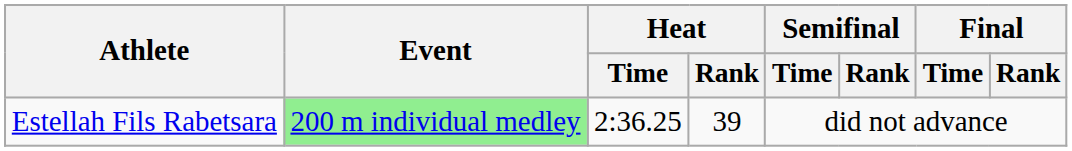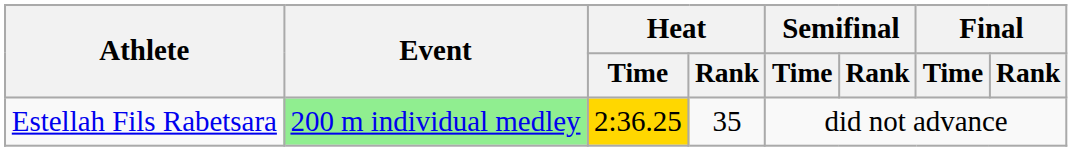(638, 121) no background -> (638, 121) gold background
(727, 121) 39 -> (727, 121) 35
